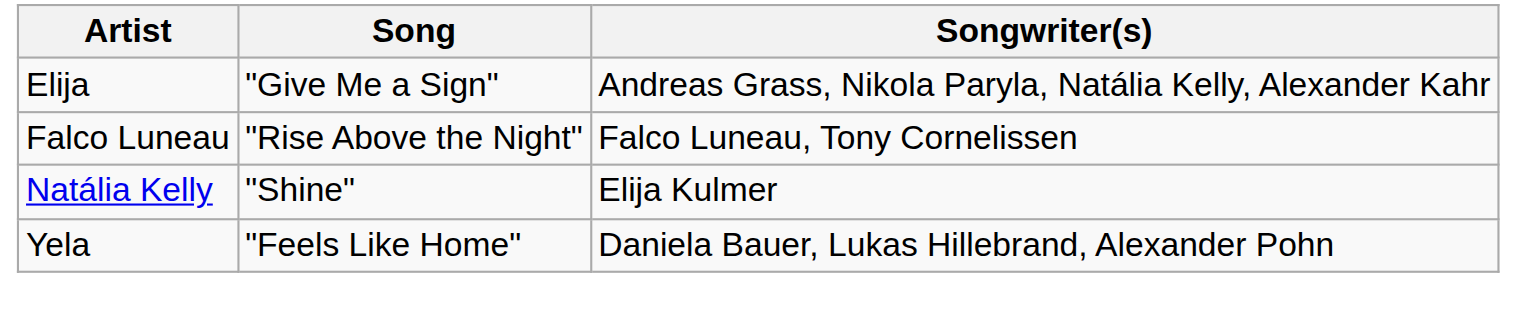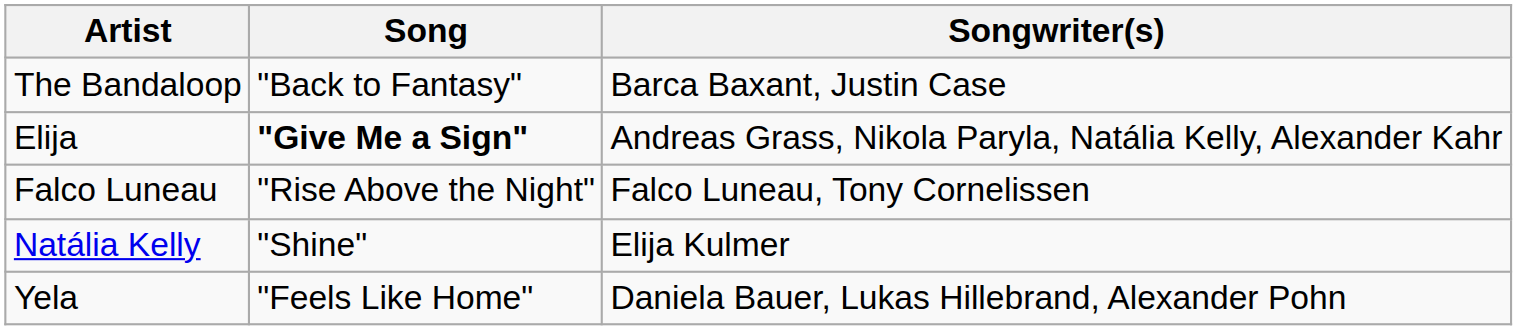+ row: (128, 84)
(372, 84) normal -> (393, 137) bold
